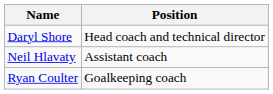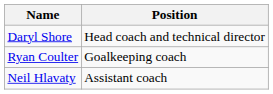rows swapped: (42, 57) <-> (43, 78)
